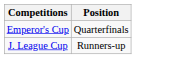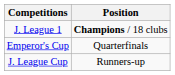+ row: (38, 29)
